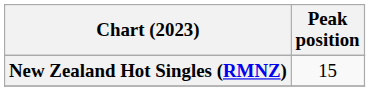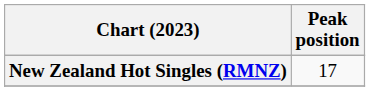(328, 70) 15 -> (328, 70) 17
